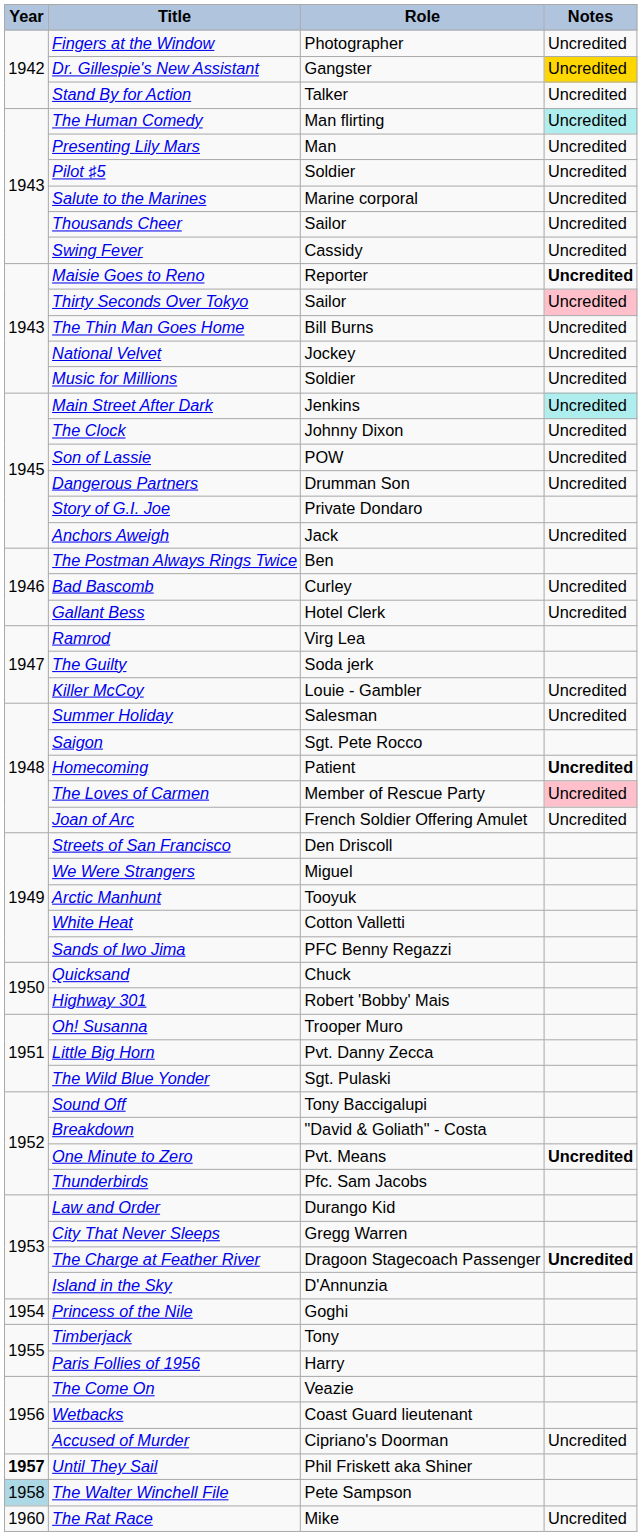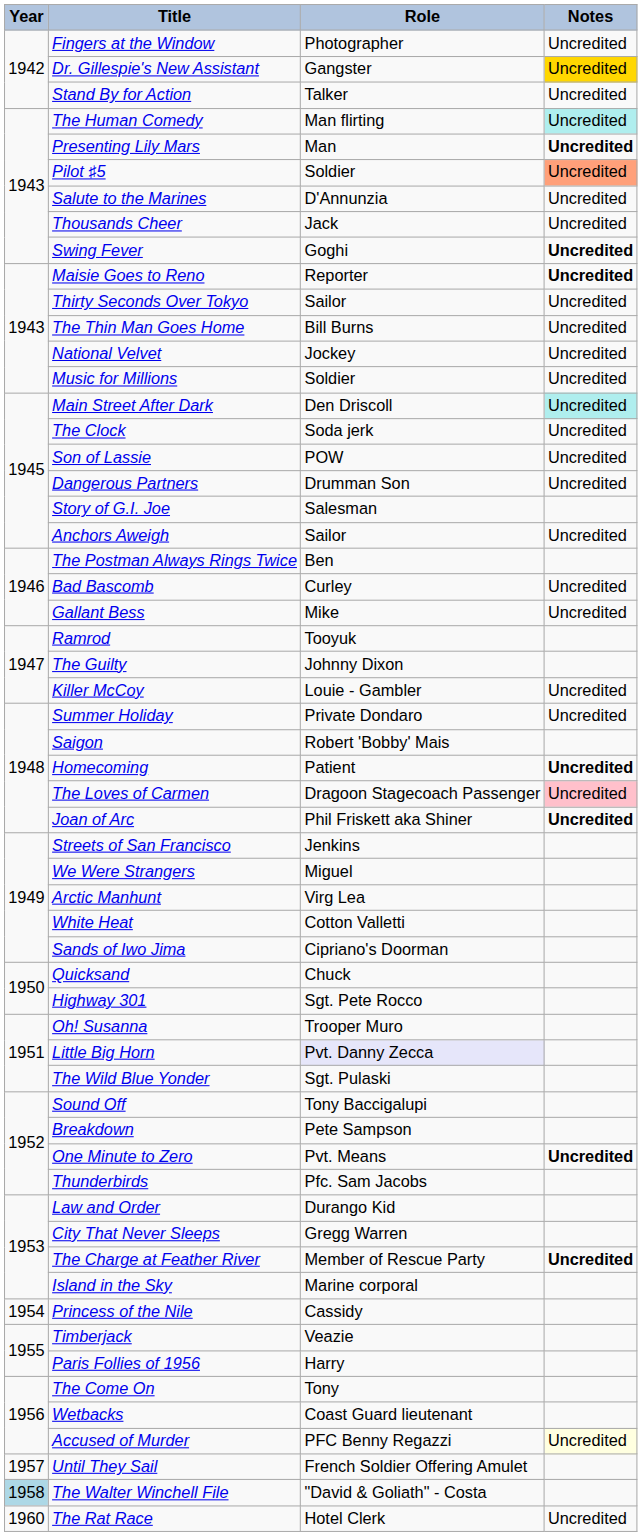(587, 146) normal -> (591, 146) bold
(587, 172) no background -> (587, 172) lightsalmon background
(361, 198) Marine corporal -> (346, 198) D'Annunzia
(325, 224) Sailor -> (321, 224) Jack
(334, 250) Cassidy -> (326, 250) Goghi
(587, 250) normal -> (591, 250) bold
(587, 302) pink background -> (587, 302) no background
(332, 405) Jenkins -> (348, 405) Den Driscoll
(354, 431) Johnny Dixon -> (339, 431) Soda jerk
(363, 509) Private Dondaro -> (341, 509) Salesman
(321, 535) Jack -> (325, 535) Sailor
(345, 612) Hotel Clerk -> (322, 612) Mike
(335, 638) Virg Lea -> (330, 638) Tooyuk
(339, 664) Soda jerk -> (354, 664) Johnny Dixon
(341, 716) Salesman -> (363, 716) Private Dondaro
(363, 742) Sgt. Pete Rocco -> (377, 742) Robert 'Bobby' Mais
(395, 793) Member of Rescue Party -> (422, 793) Dragoon Stagecoach Passenger
(416, 819) French Soldier Offering Amulet -> (388, 819) Phil Friskett aka Shiner
(587, 819) normal -> (591, 819) bold
(348, 845) Den Driscoll -> (332, 845) Jenkins
(330, 897) Tooyuk -> (335, 897) Virg Lea
(378, 949) PFC Benny Regazzi -> (376, 949) Cipriano's Doorman
(377, 1000) Robert 'Bobby' Mais -> (363, 1000) Sgt. Pete Rocco
(369, 1052) no background -> (369, 1052) lavender background
(396, 1130) "David & Goliath" - Costa -> (358, 1130) Pete Sampson
(422, 1259) Dragoon Stagecoach Passenger -> (395, 1259) Member of Rescue Party
(346, 1285) D'Annunzia -> (361, 1285) Marine corporal
(326, 1311) Goghi -> (334, 1311) Cassidy
(322, 1337) Tony -> (329, 1337) Veazie
(329, 1389) Veazie -> (322, 1389) Tony
(376, 1440) Cipriano's Doorman -> (378, 1440) PFC Benny Regazzi
(587, 1440) no background -> (587, 1440) lightyellow background
(26, 1466) bold -> (26, 1466) normal
(388, 1466) Phil Friskett aka Shiner -> (416, 1466) French Soldier Offering Amulet
(358, 1492) Pete Sampson -> (396, 1492) "David & Goliath" - Costa
(322, 1518) Mike -> (345, 1518) Hotel Clerk
